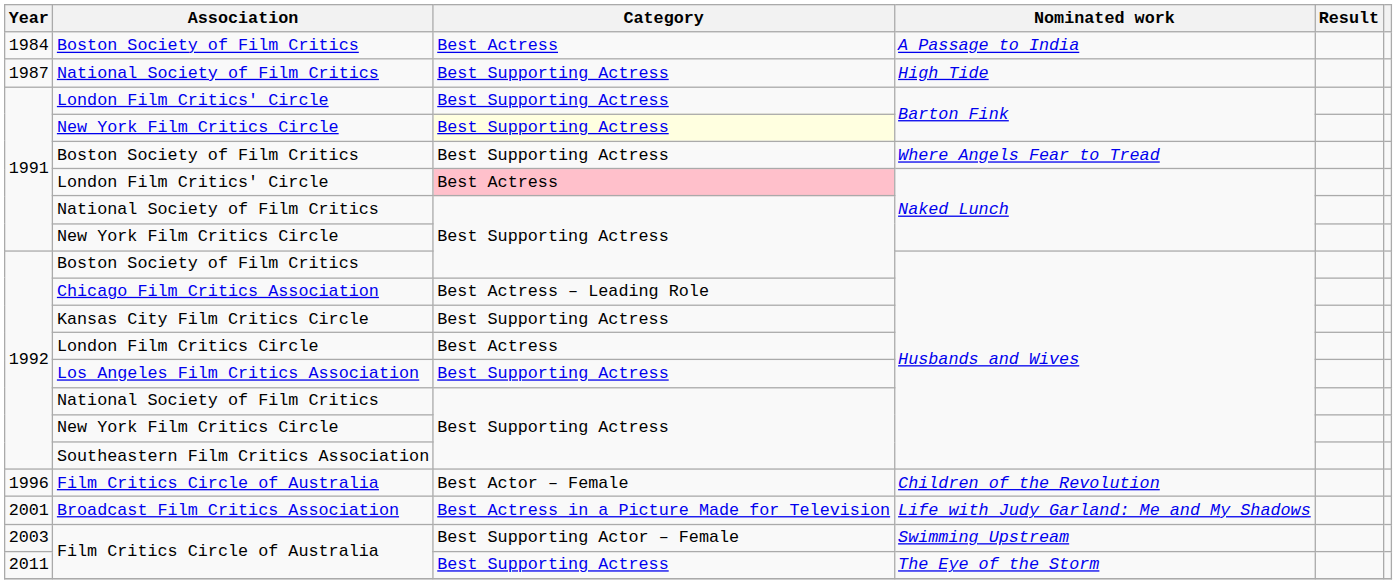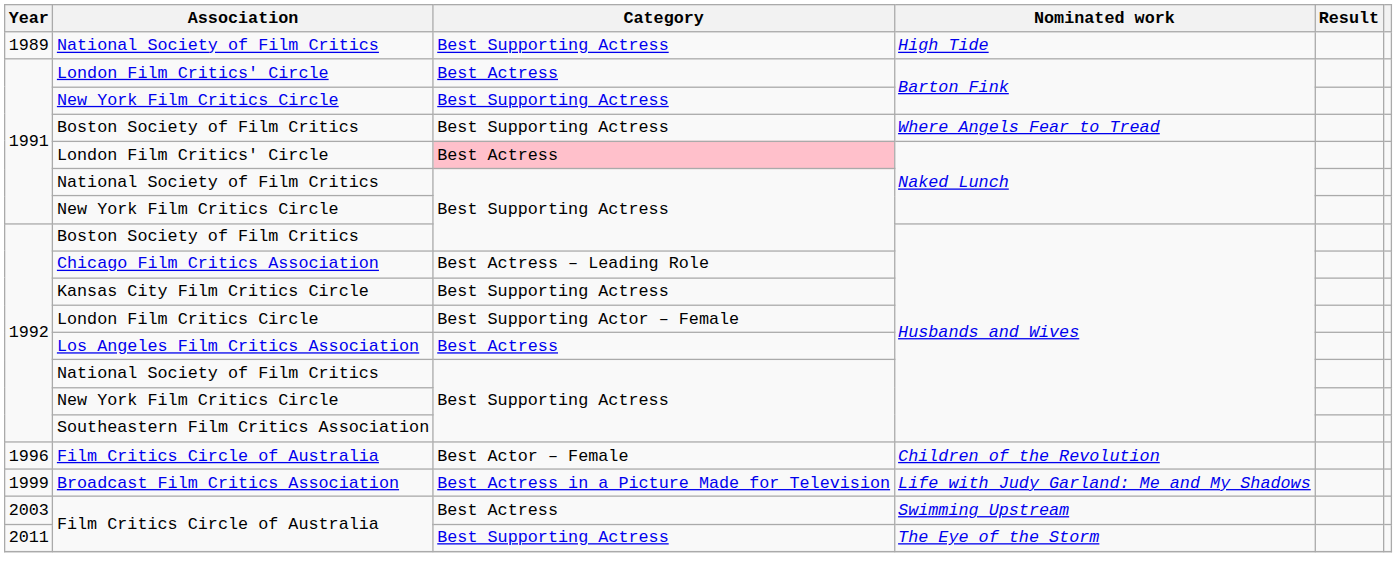- row: (208, 46)
(29, 73) 1987 -> (29, 46) 1989
(553, 100) Best Supporting Actress -> (498, 73) Best Actress
(553, 128) lightyellow background -> (553, 100) no background
(498, 346) Best Actress -> (588, 319) Best Supporting Actor – Female
(553, 374) Best Supporting Actress -> (498, 346) Best Actress
(29, 510) 2001 -> (29, 483) 1999
(588, 538) Best Supporting Actor – Female -> (498, 510) Best Actress
